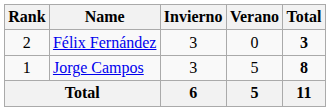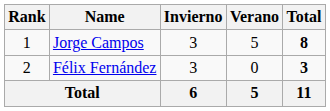rows swapped: (98, 67) <-> (105, 42)
